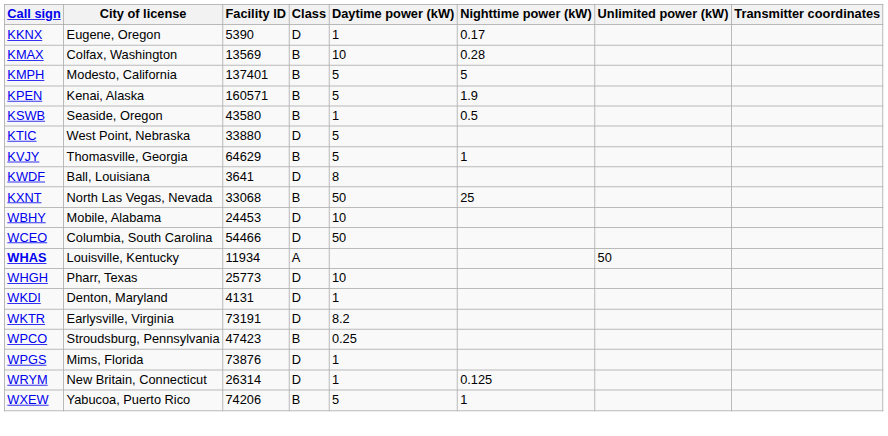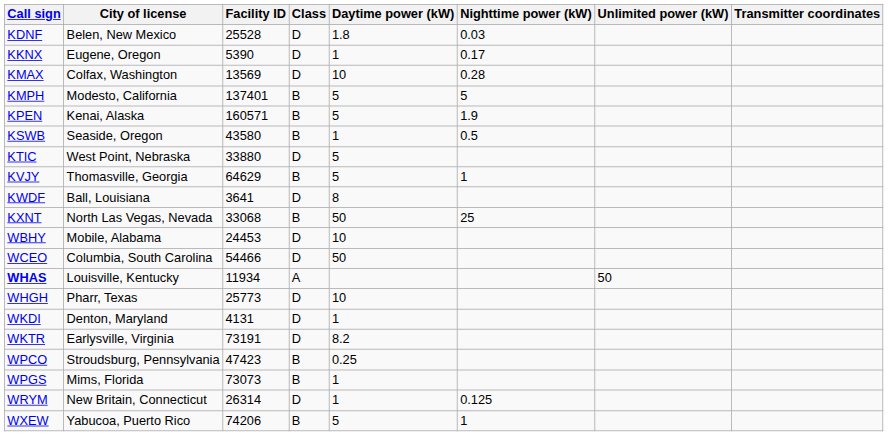+ row: (25, 34)
(296, 55) B -> (296, 75) D
(243, 359) 73876 -> (243, 380) 73073
(296, 359) D -> (296, 380) B
